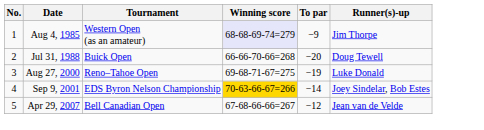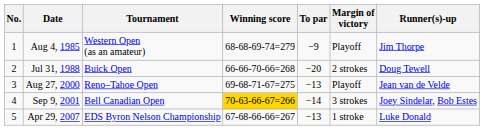+ column: (353, 18)
(260, 34) lavender background -> (260, 46) no background
(314, 73) −19 -> (314, 85) −13
(358, 73) Luke Donald -> (415, 85) Jean van de Velde
(153, 89) EDS Byron Nelson Championship -> (124, 101) Bell Canadian Open
(124, 105) Bell Canadian Open -> (153, 117) EDS Byron Nelson Championship
(314, 105) −12 -> (314, 117) −13
(367, 105) Jean van de Velde -> (405, 117) Luke Donald
